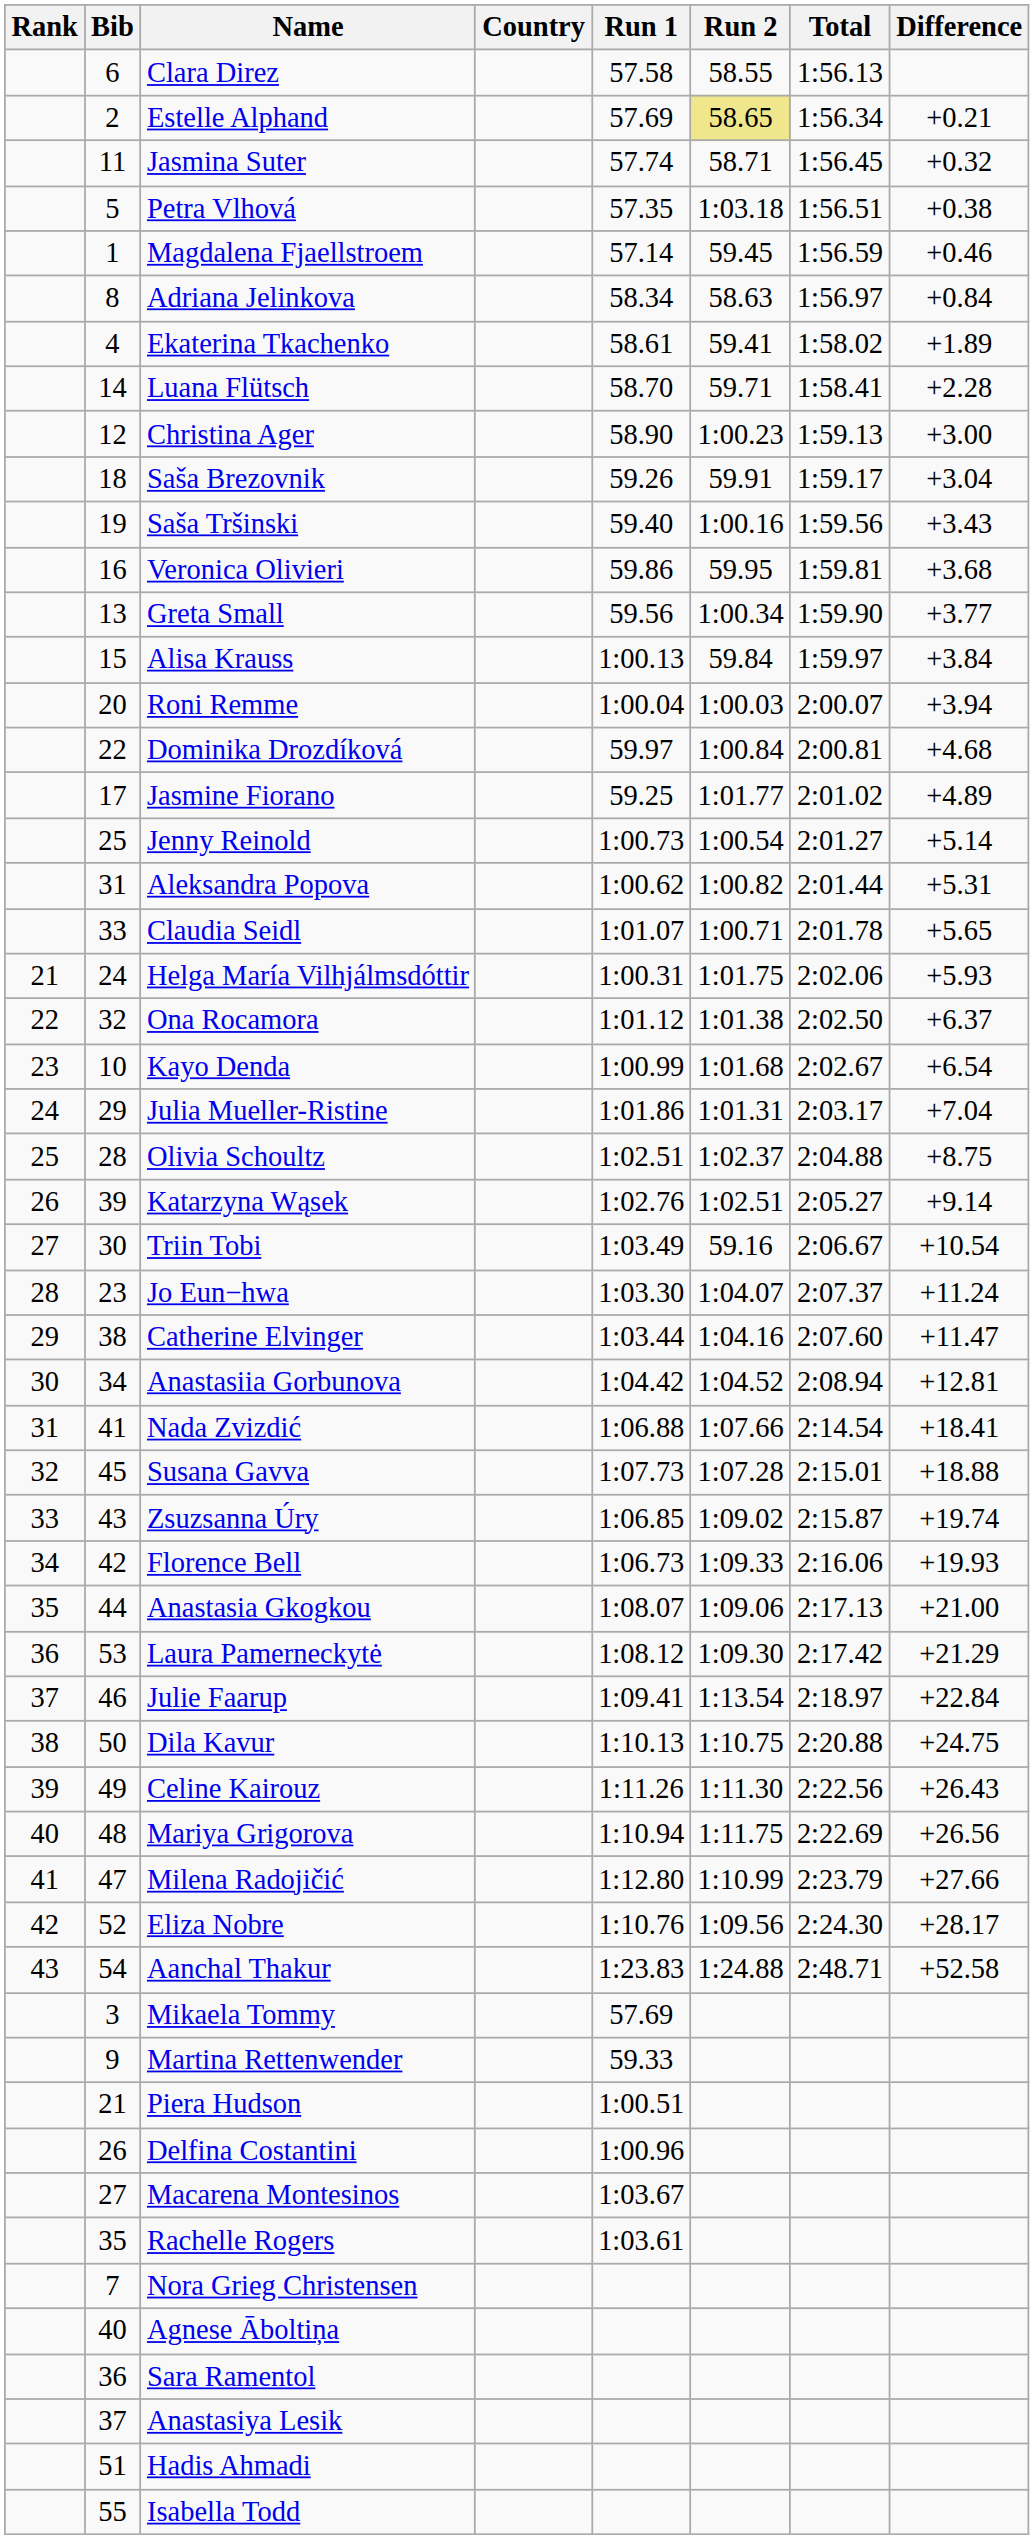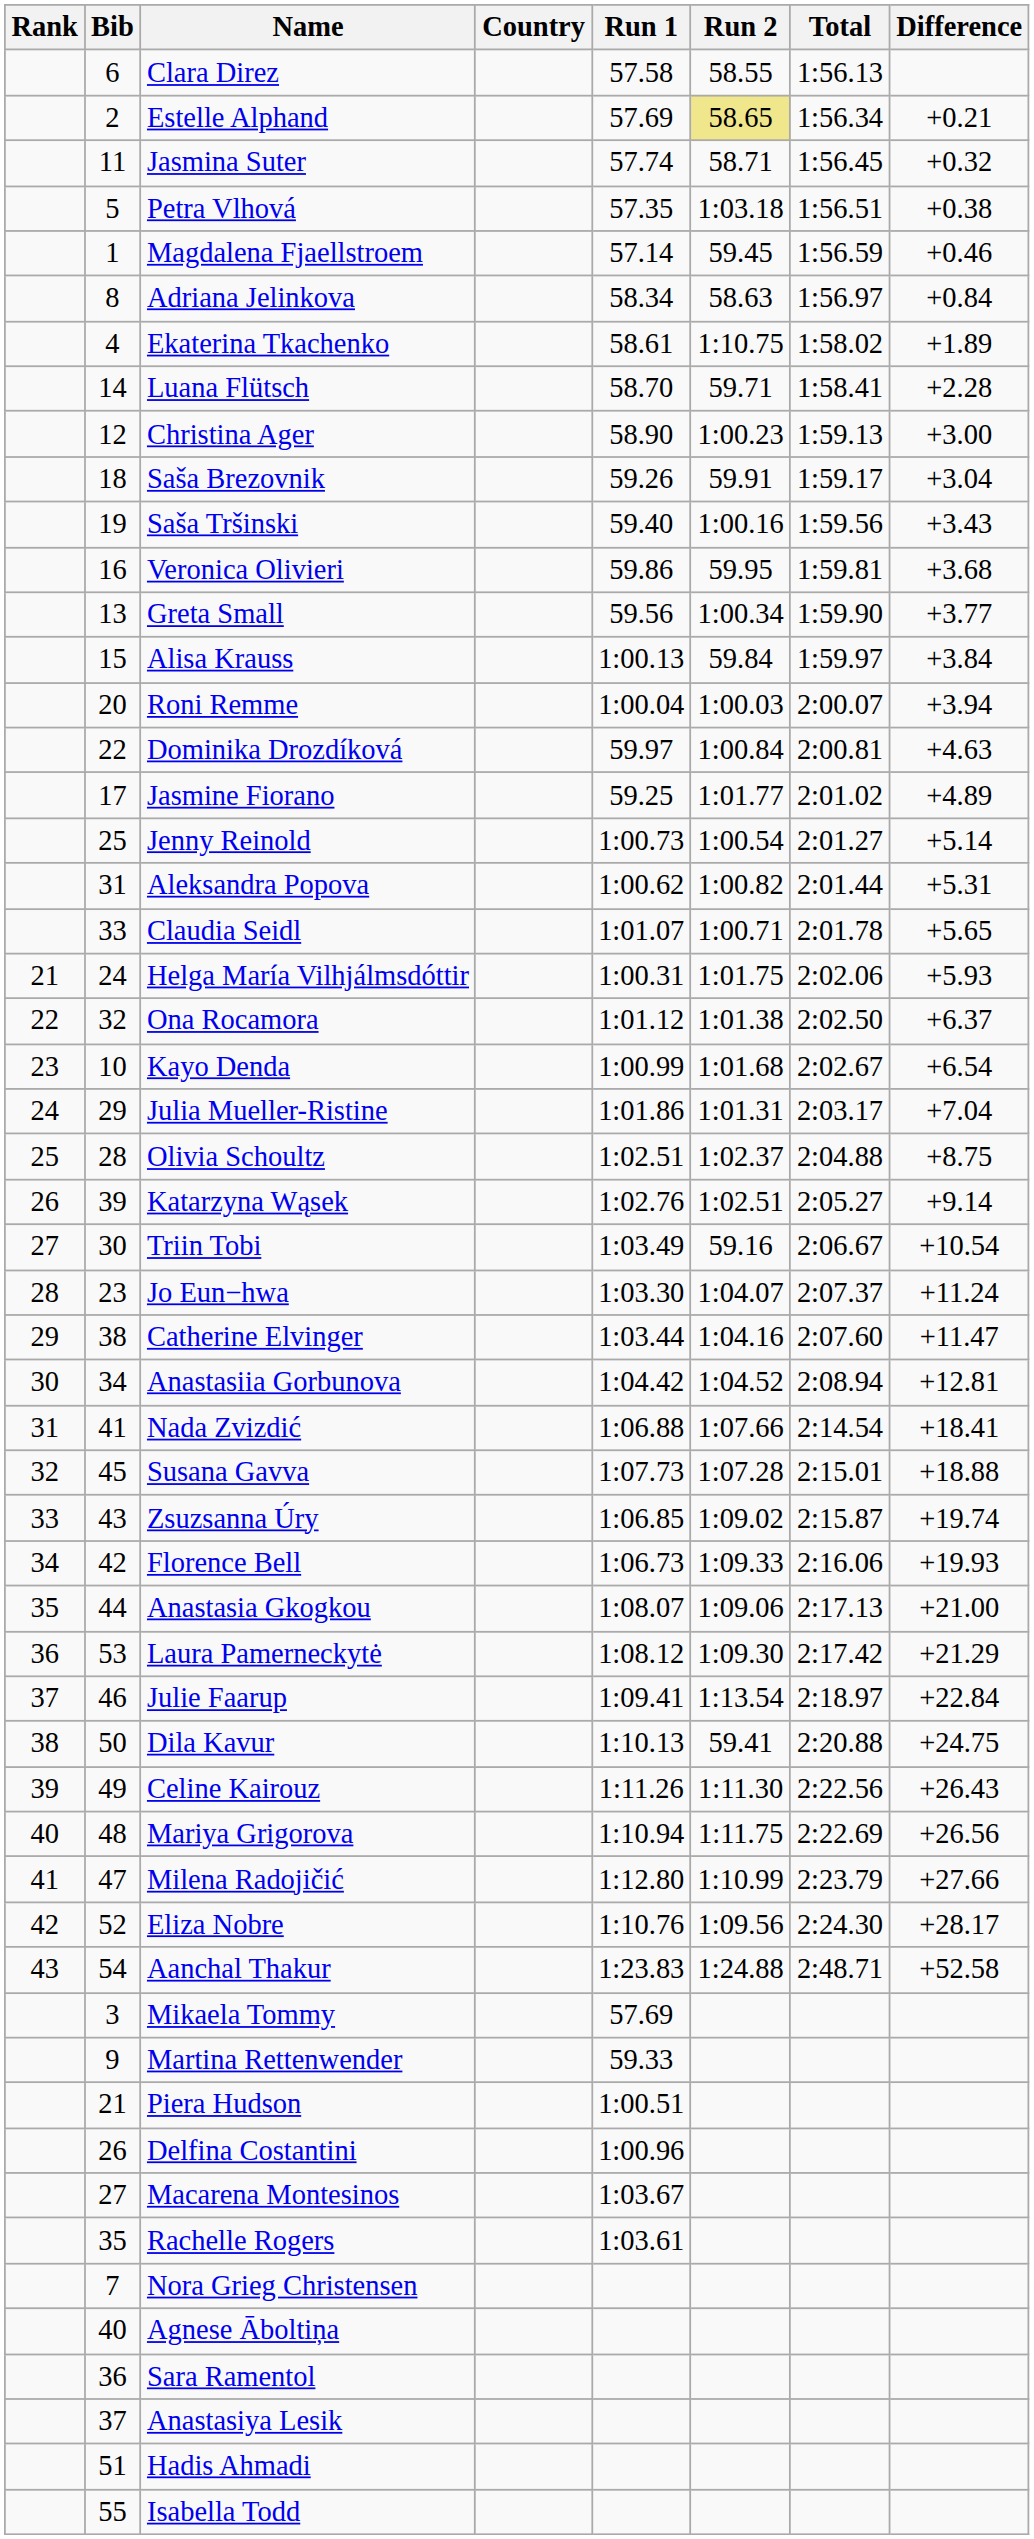(741, 343) 59.41 -> (741, 343) 1:10.75
(959, 749) +4.68 -> (959, 749) +4.63
(741, 1743) 1:10.75 -> (741, 1743) 59.41
